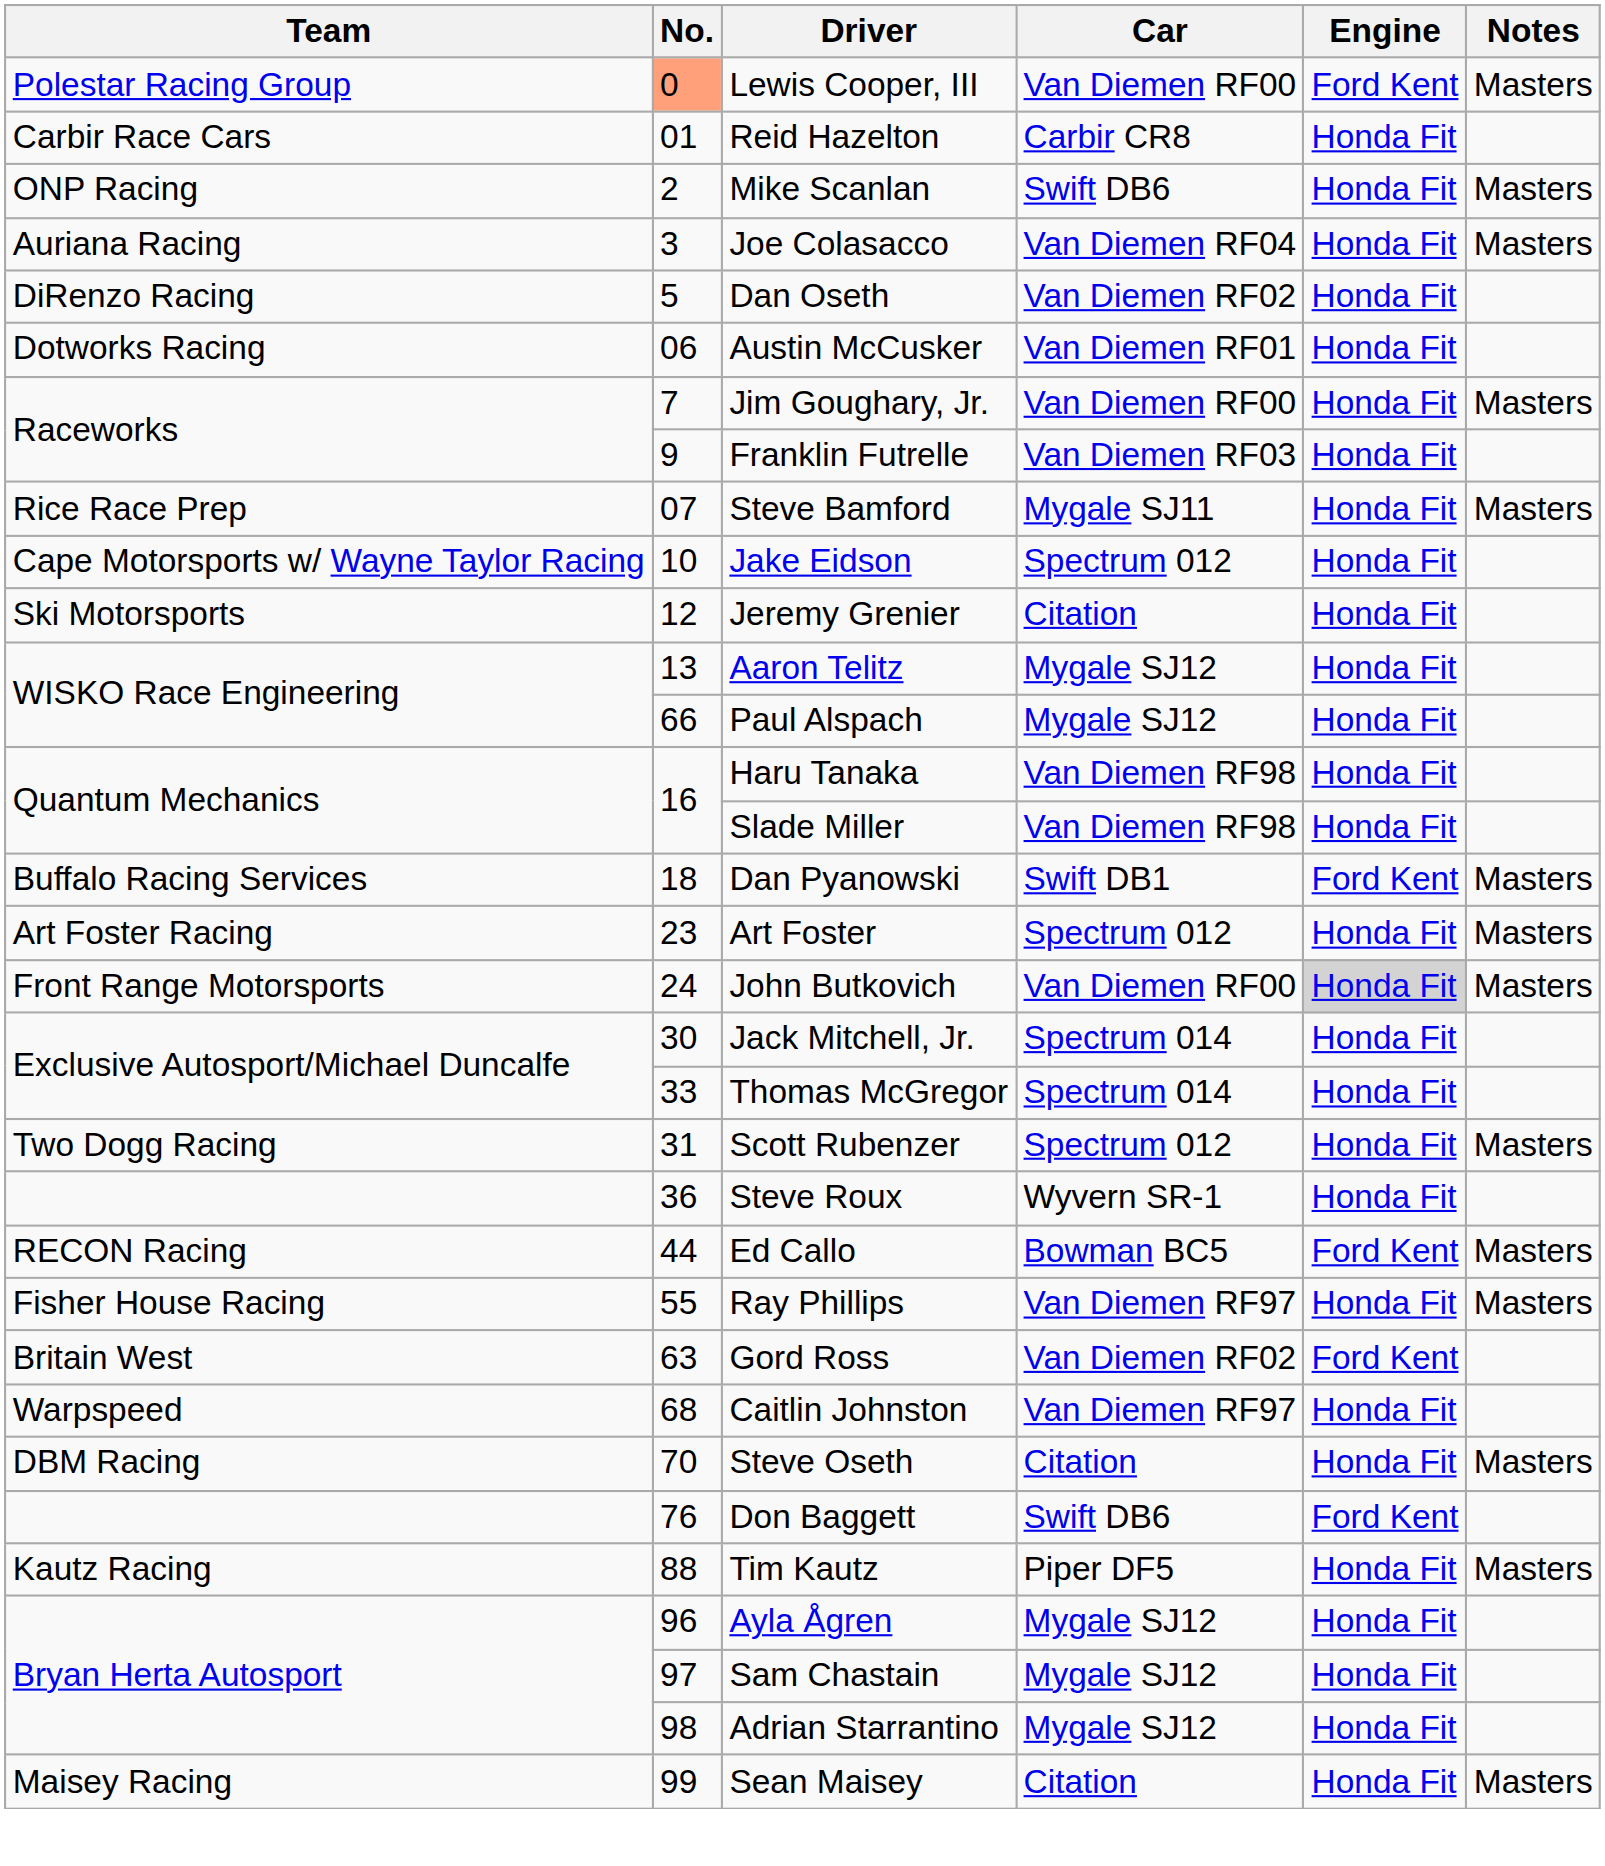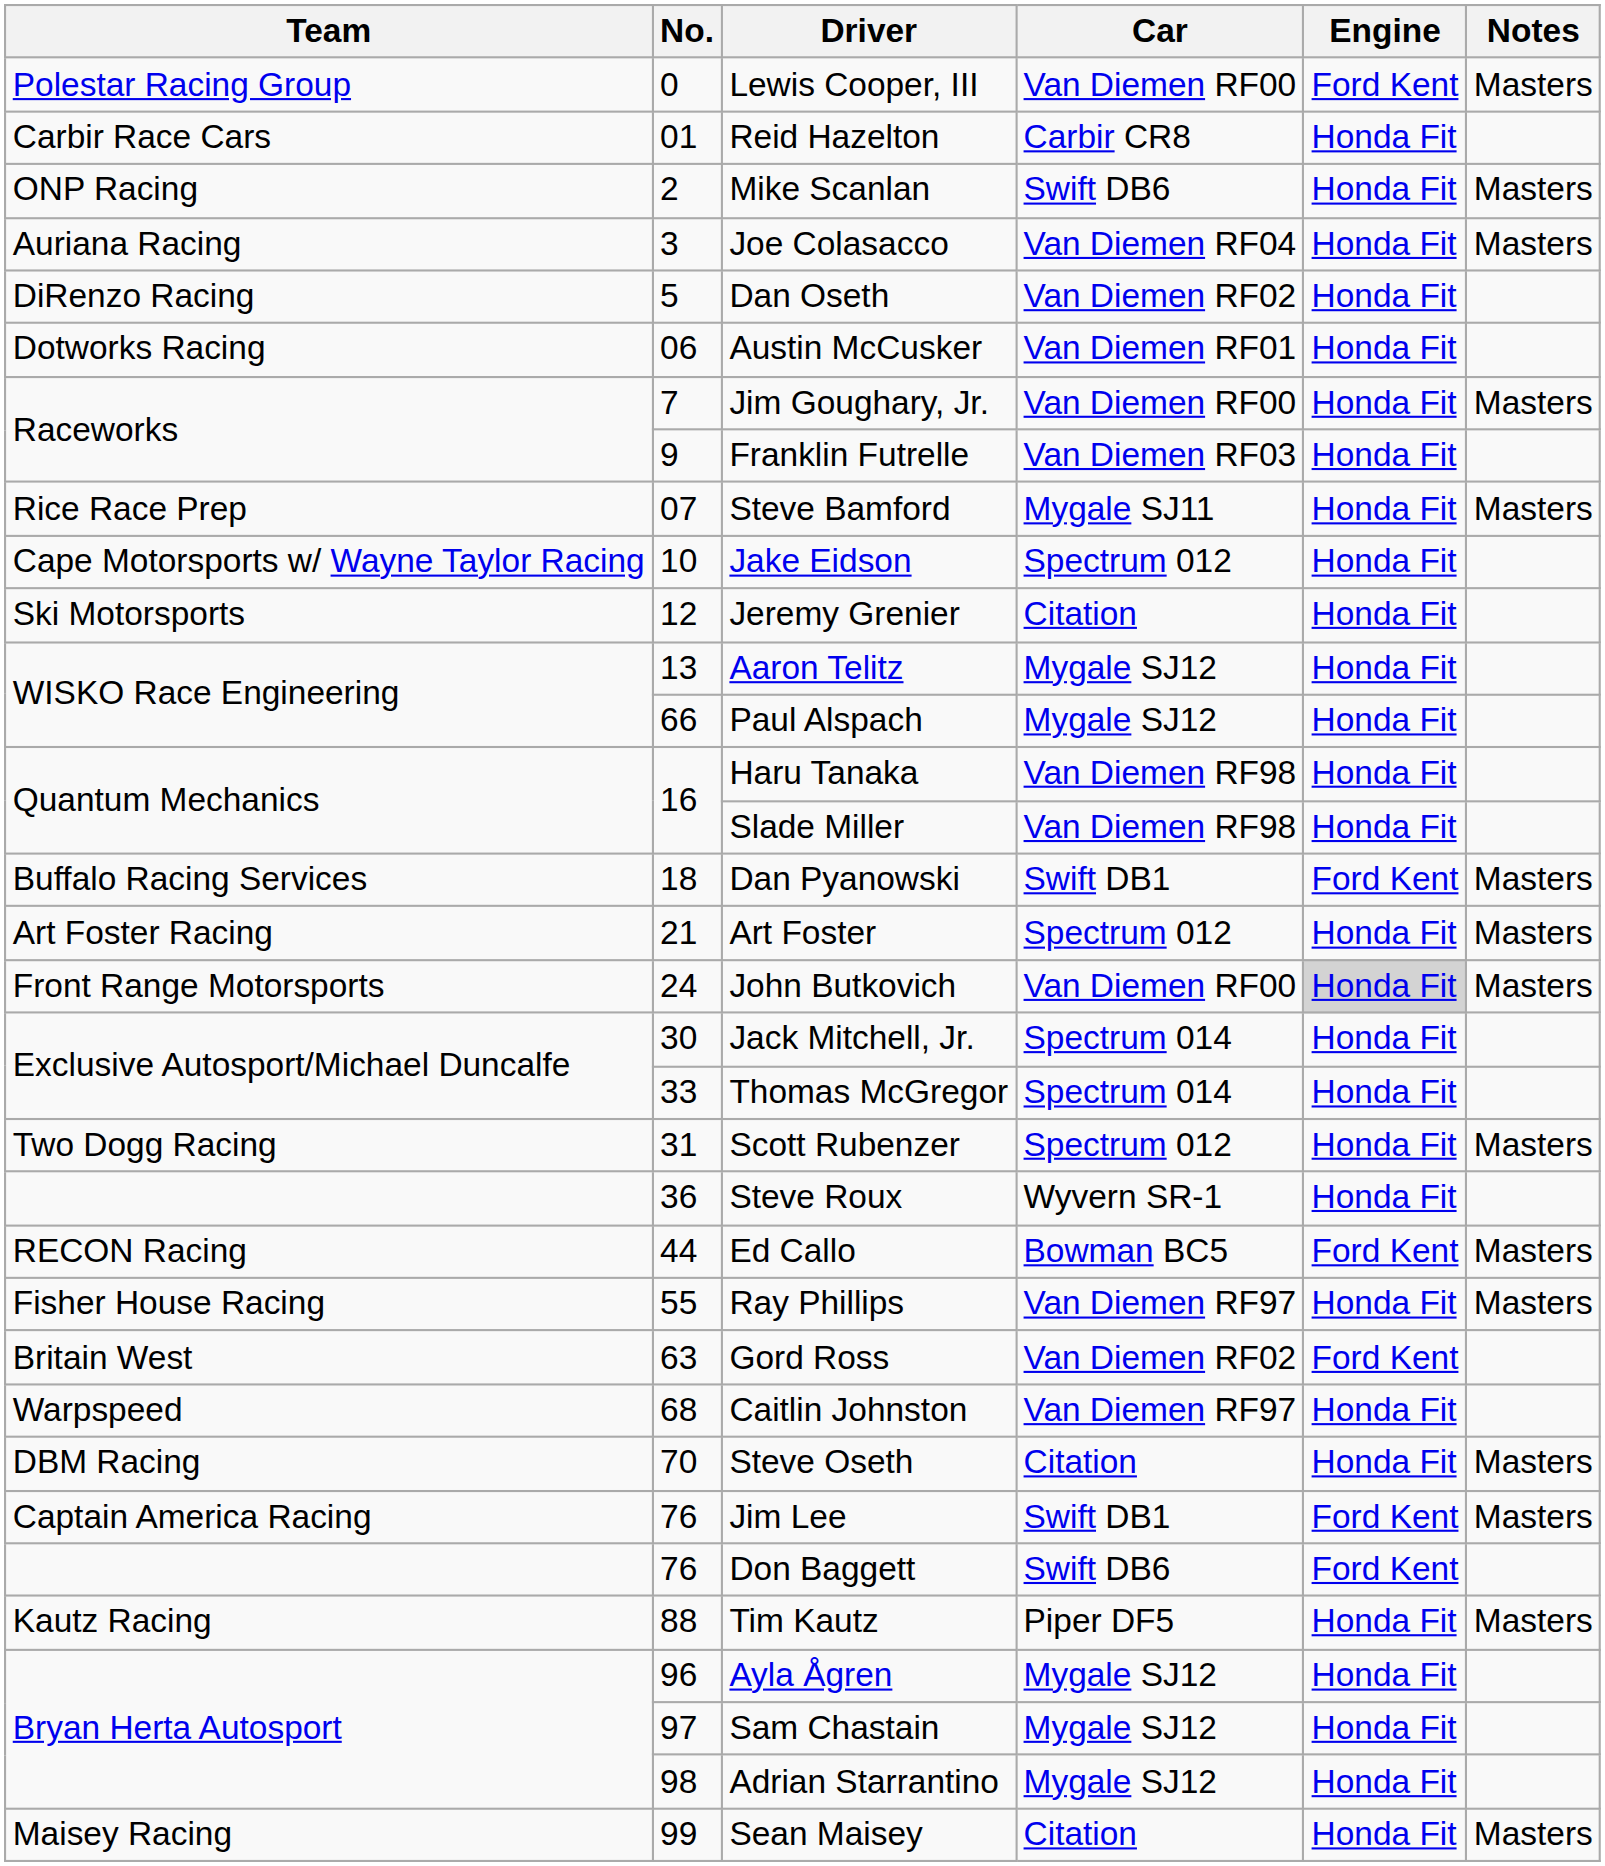(669, 84) lightsalmon background -> (669, 84) no background
(679, 932) 23 -> (679, 932) 21
+ row: (788, 1515)
